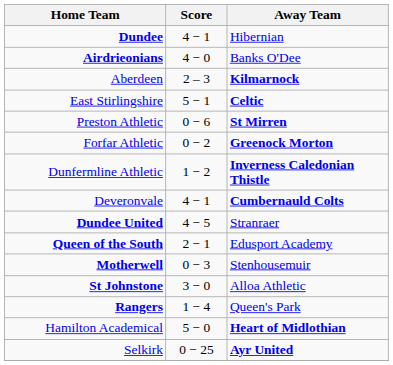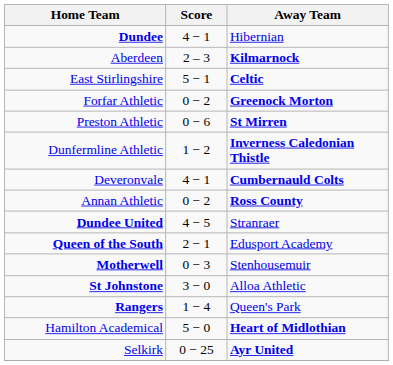- row: (123, 57)
rows swapped: (123, 143) <-> (120, 121)
+ row: (122, 200)
